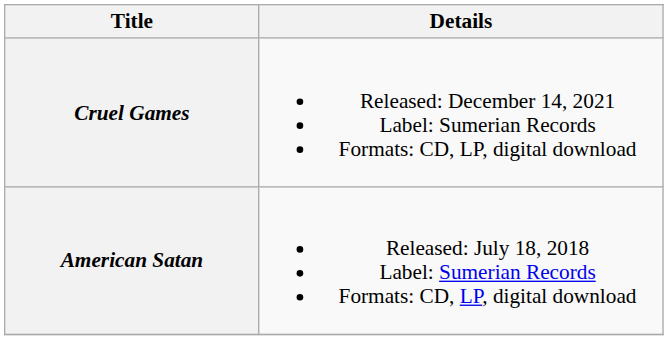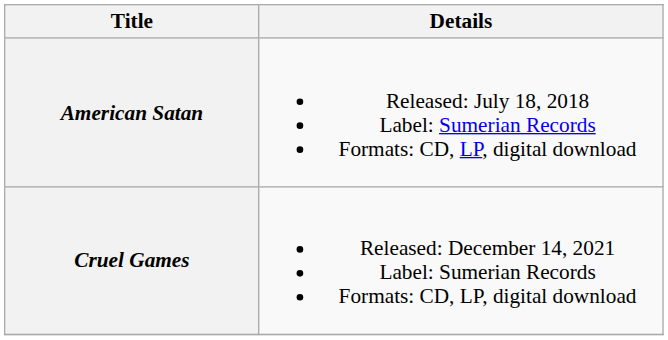rows swapped: (132, 260) <-> (132, 112)
